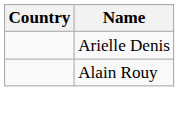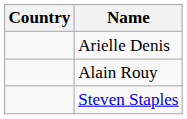+ row: (128, 99)
